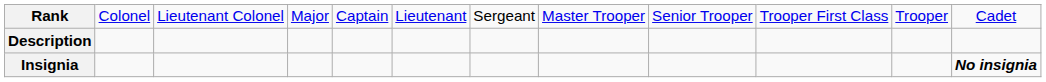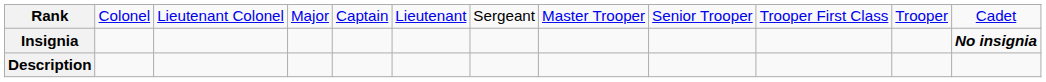rows swapped: (50, 64) <-> (50, 40)
